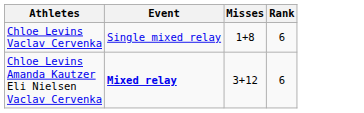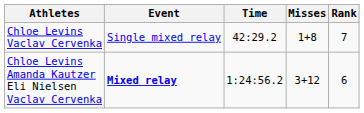+ column: (255, 13)
(282, 37) 6 -> (344, 37) 7
